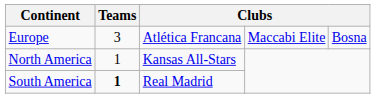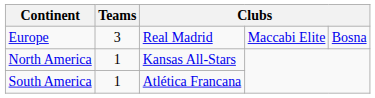(192, 37) Atlética Francana -> (178, 37) Real Madrid
(117, 81) bold -> (117, 81) normal
(178, 81) Real Madrid -> (192, 81) Atlética Francana
